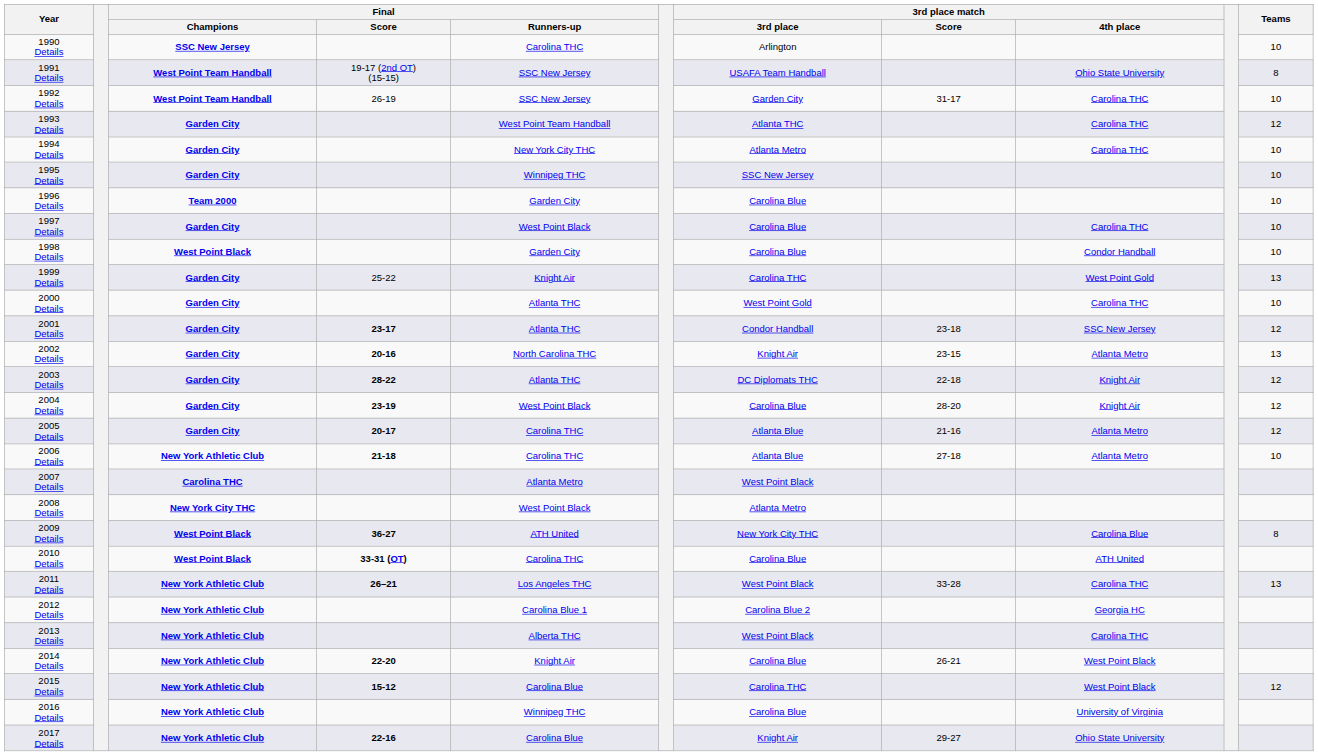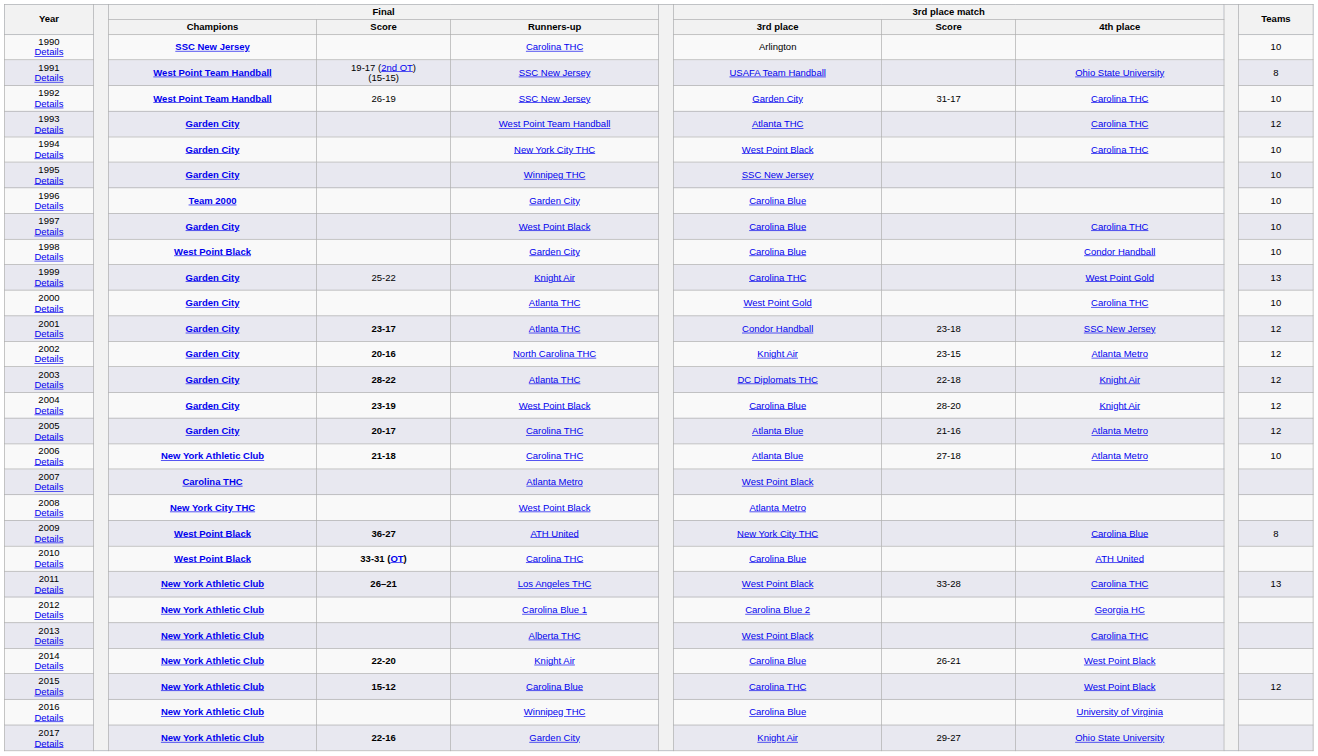(778, 150) Atlanta Metro -> (778, 150) West Point Black
(1276, 354) 13 -> (1276, 354) 12
(555, 738) Carolina Blue -> (555, 738) Garden City
